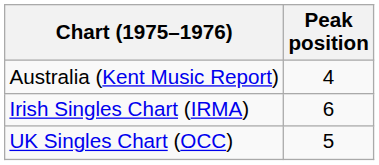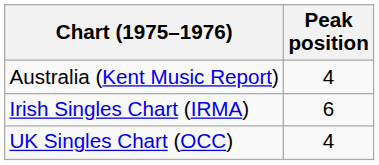(329, 142) 5 -> (329, 142) 4
